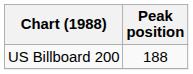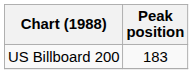(155, 56) 188 -> (155, 56) 183
